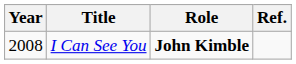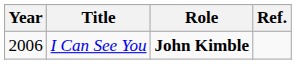(26, 45) 2008 -> (26, 45) 2006
